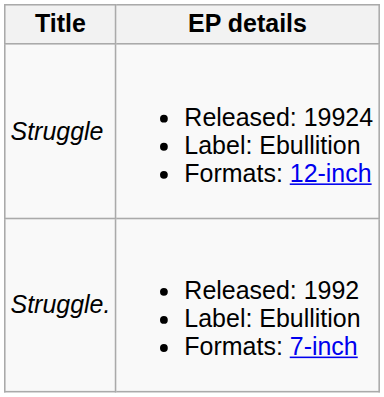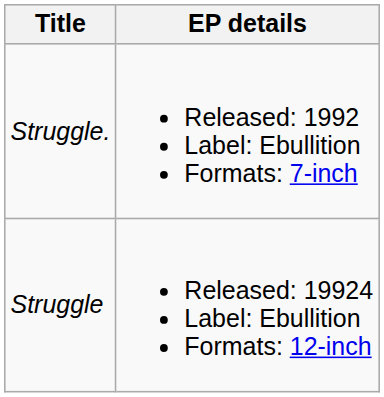rows swapped: (60, 304) <-> (57, 130)
